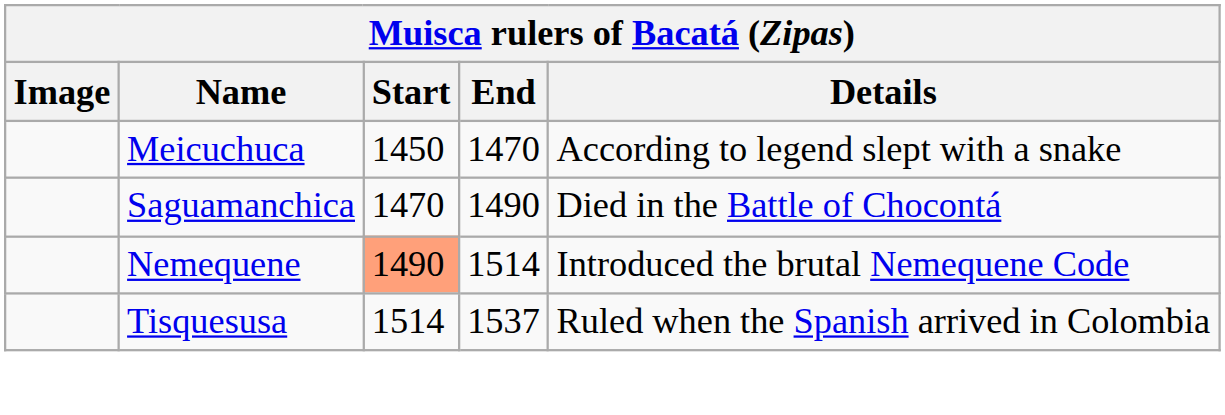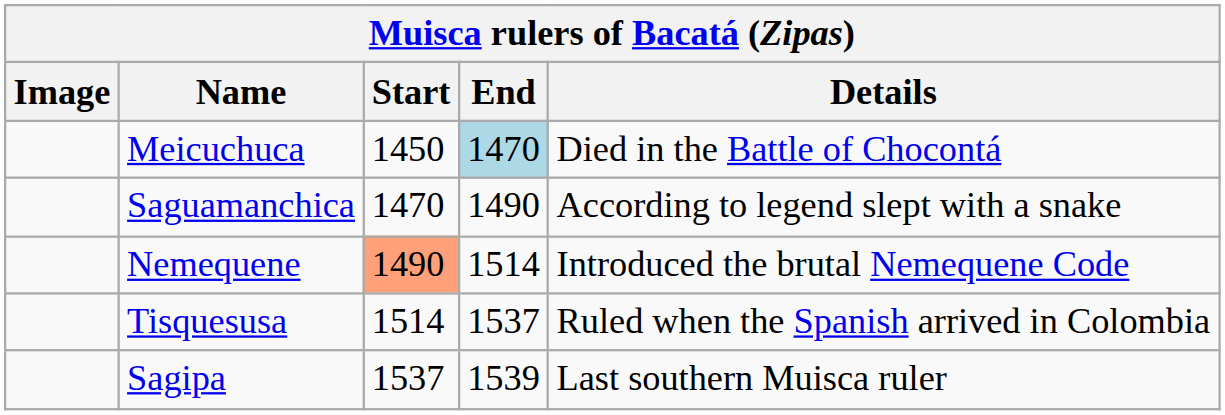(503, 148) no background -> (503, 148) lightblue background
(839, 148) According to legend slept with a snake -> (779, 148) Died in the Battle of Chocontá
(779, 206) Died in the Battle of Chocontá -> (839, 206) According to legend slept with a snake
+ row: (177, 378)
